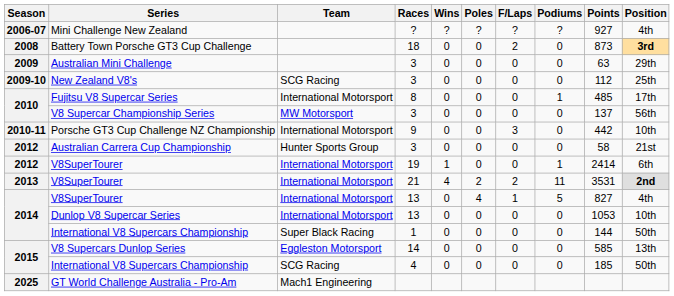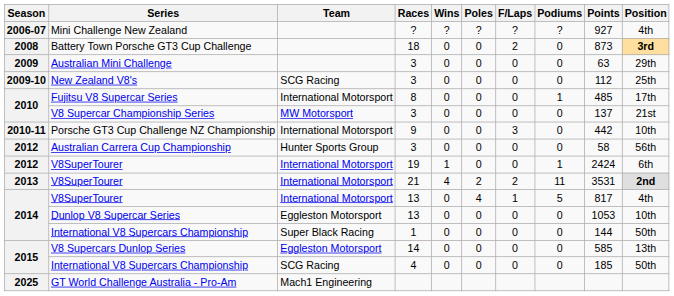(646, 114) 56th -> (646, 114) 21st
(646, 148) 21st -> (646, 148) 56th
(603, 165) 2414 -> (603, 165) 2424
(603, 198) 827 -> (603, 198) 817
(337, 215) International Motorsport -> (331, 215) Eggleston Motorsport
